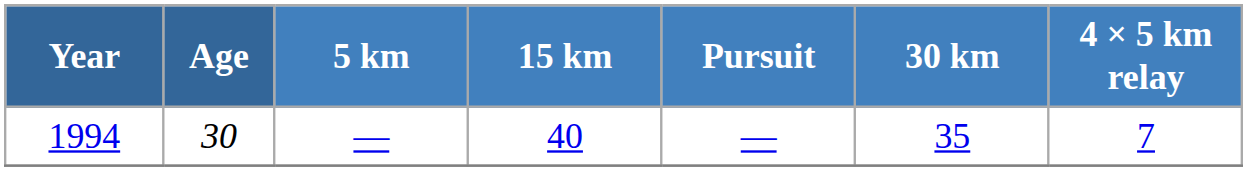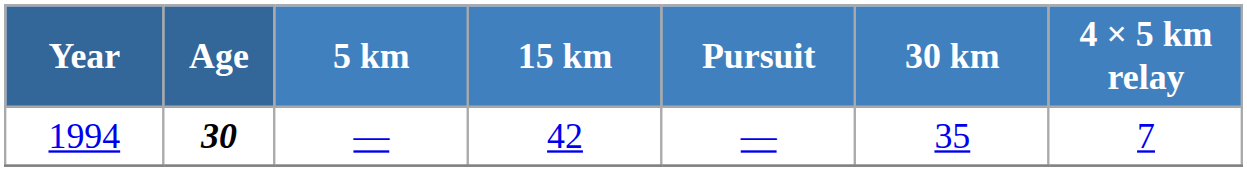(219, 135) normal -> (219, 135) bold
(565, 135) 40 -> (565, 135) 42
